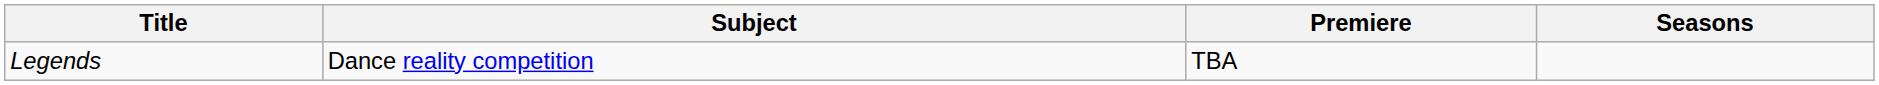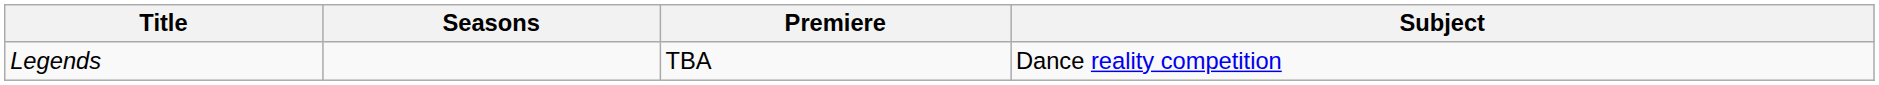columns swapped: (754, 23) <-> (1705, 23)
